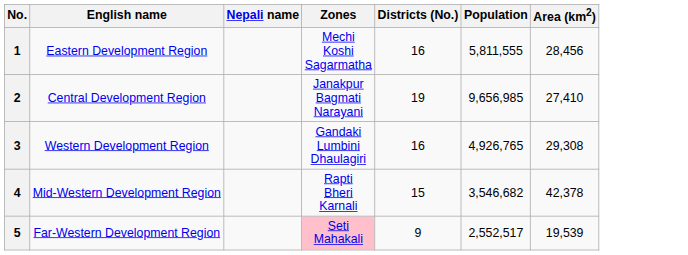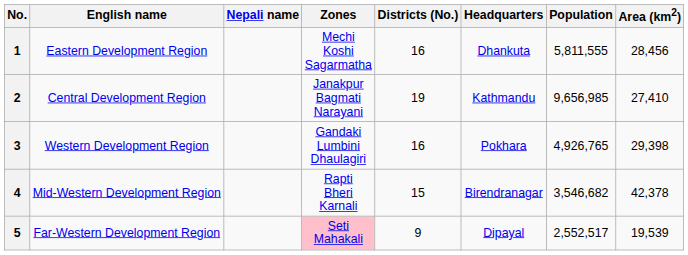+ column: (504, 15)
(565, 145) 29,308 -> (650, 145) 29,398
